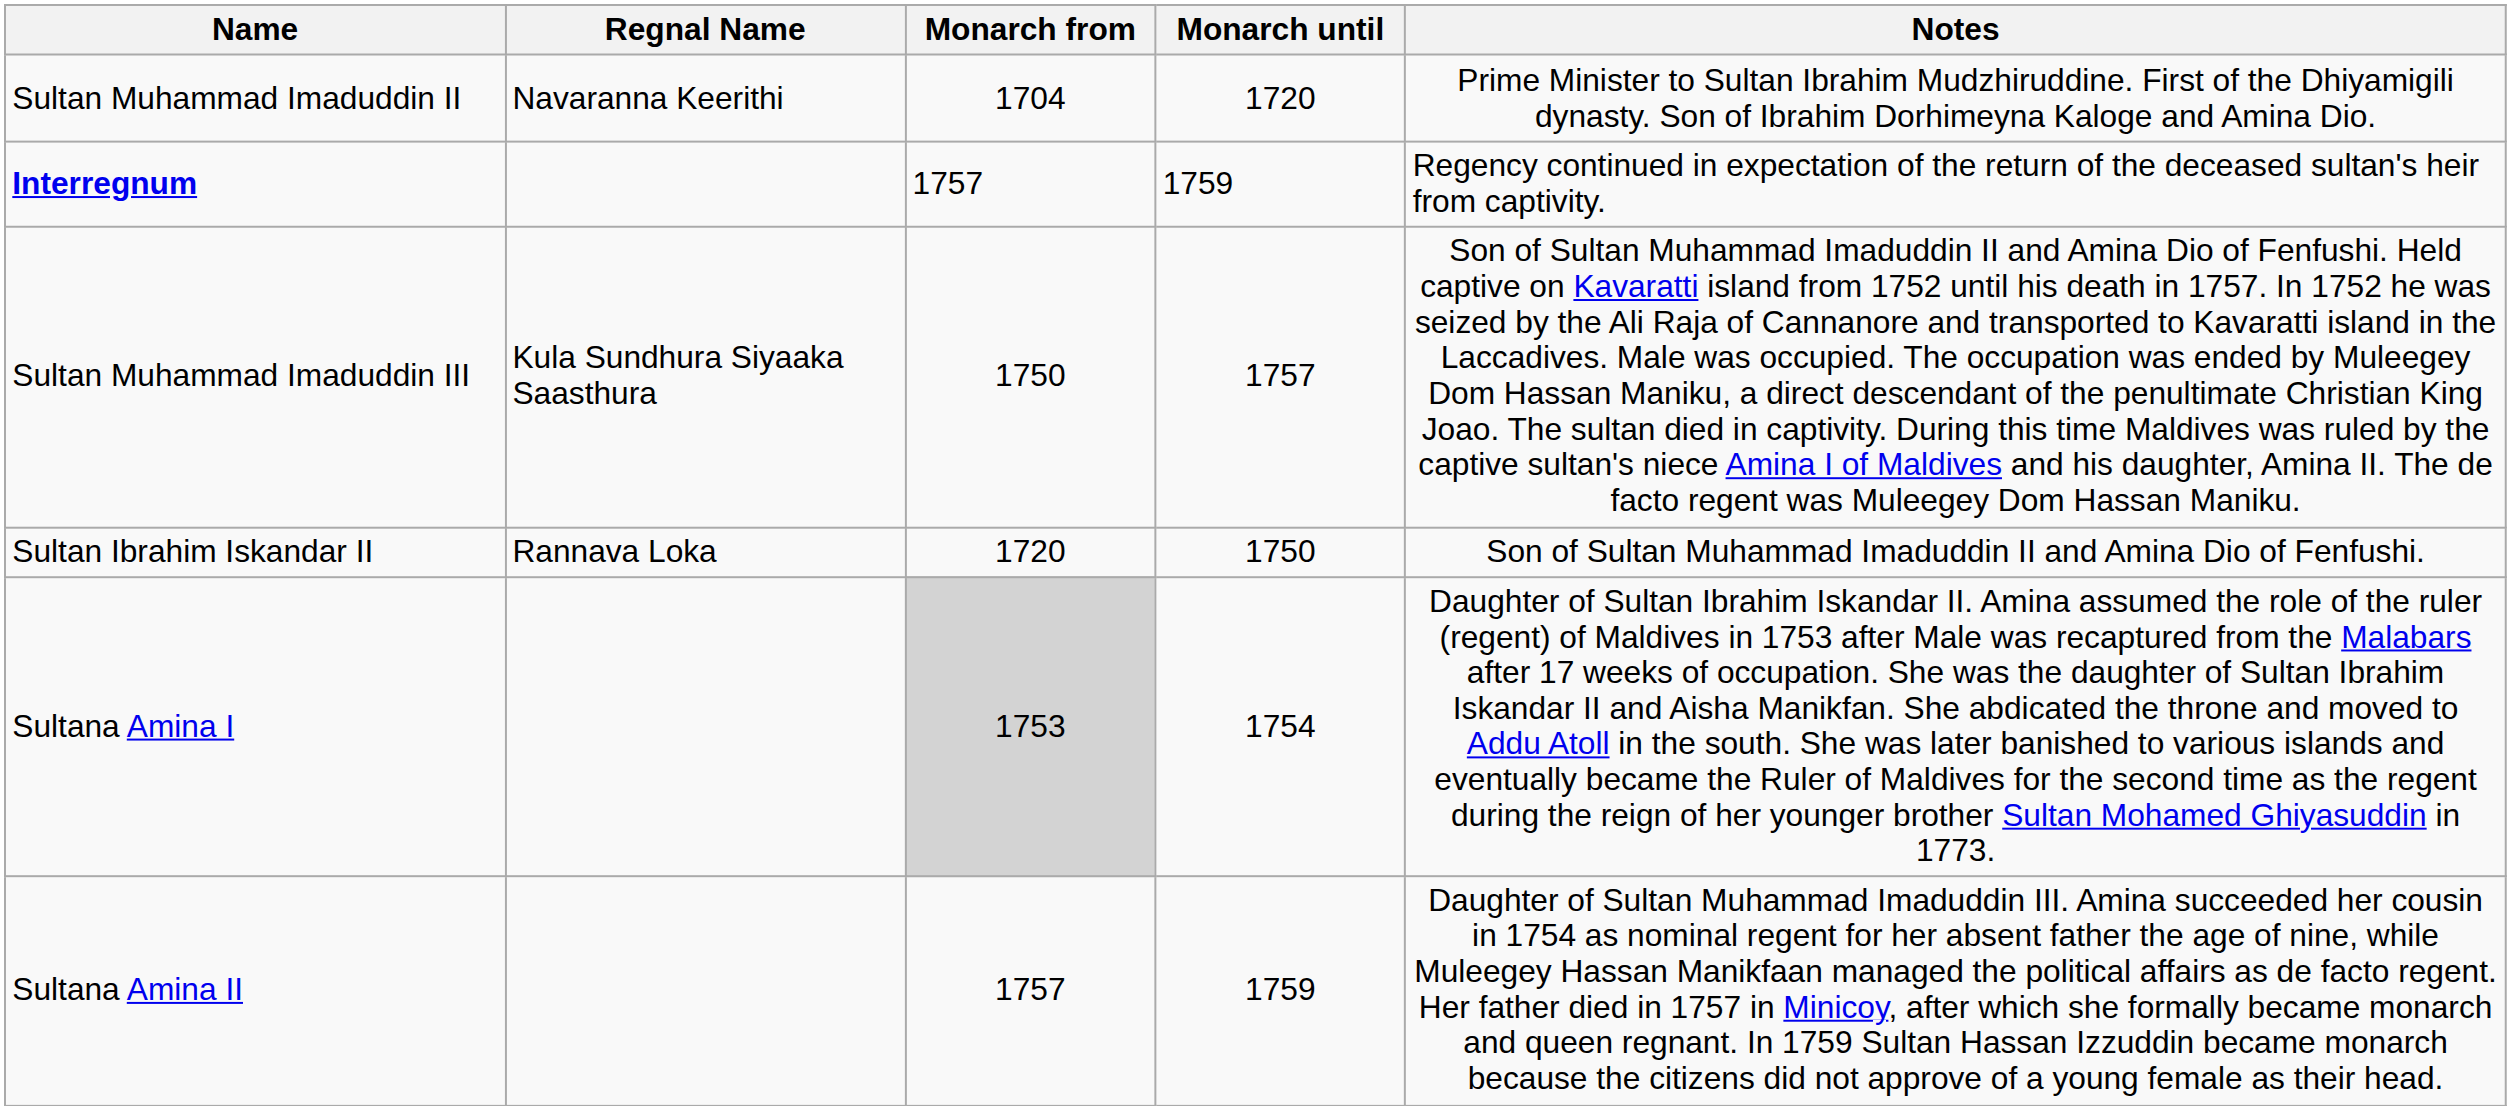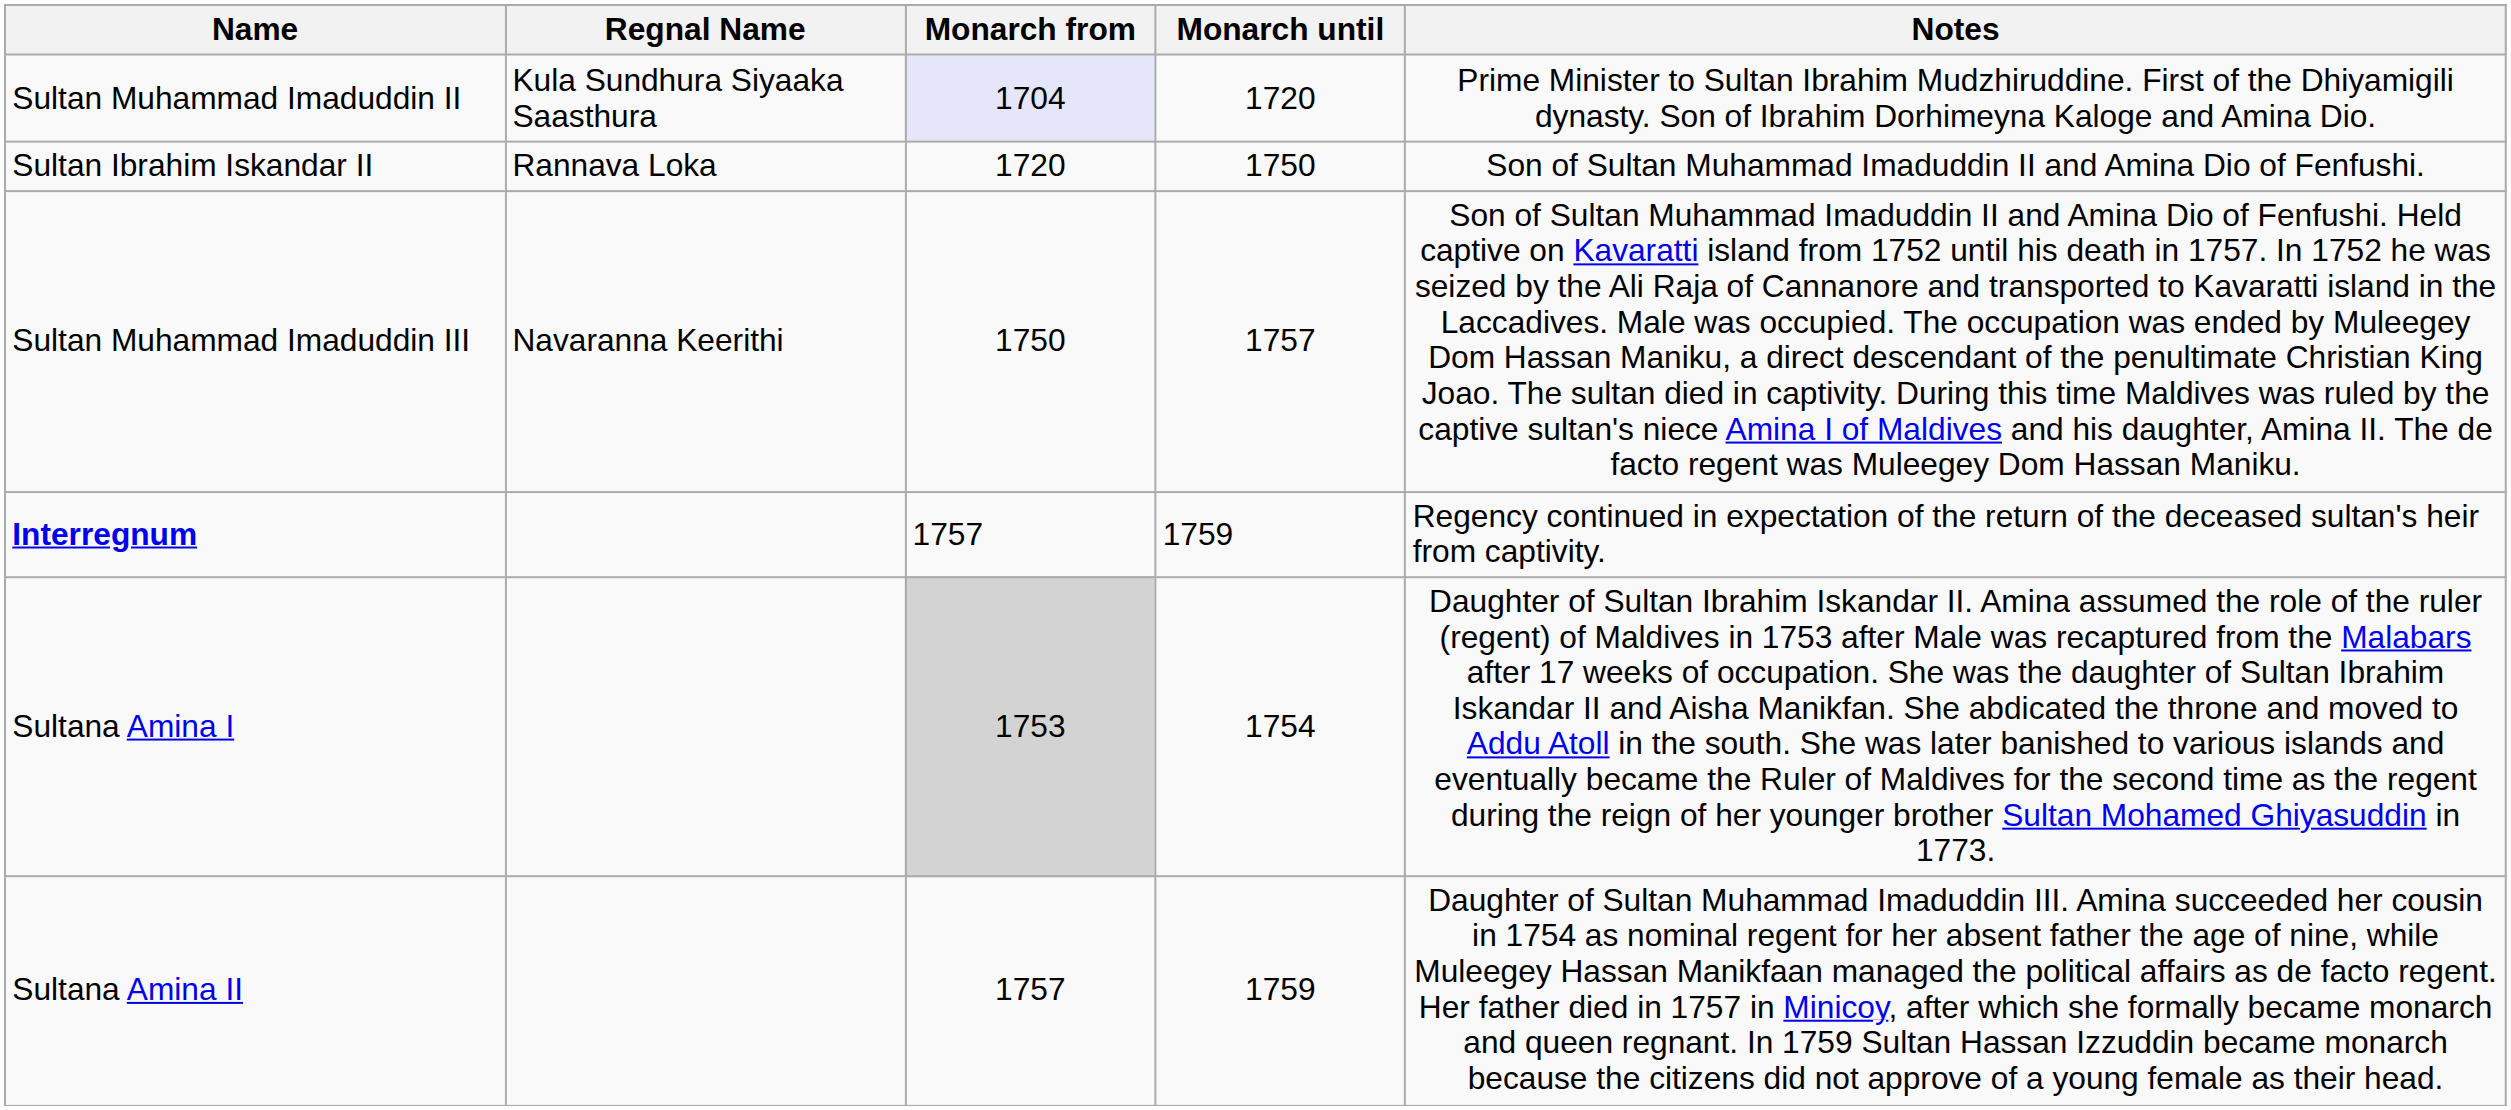(648, 97) Navaranna Keerithi -> (678, 97) Kula Sundhura Siyaaka Saasthura
(1030, 97) no background -> (1030, 97) lavender background
rows swapped: (193, 551) <-> (105, 183)
(678, 376) Kula Sundhura Siyaaka Saasthura -> (648, 340) Navaranna Keerithi
